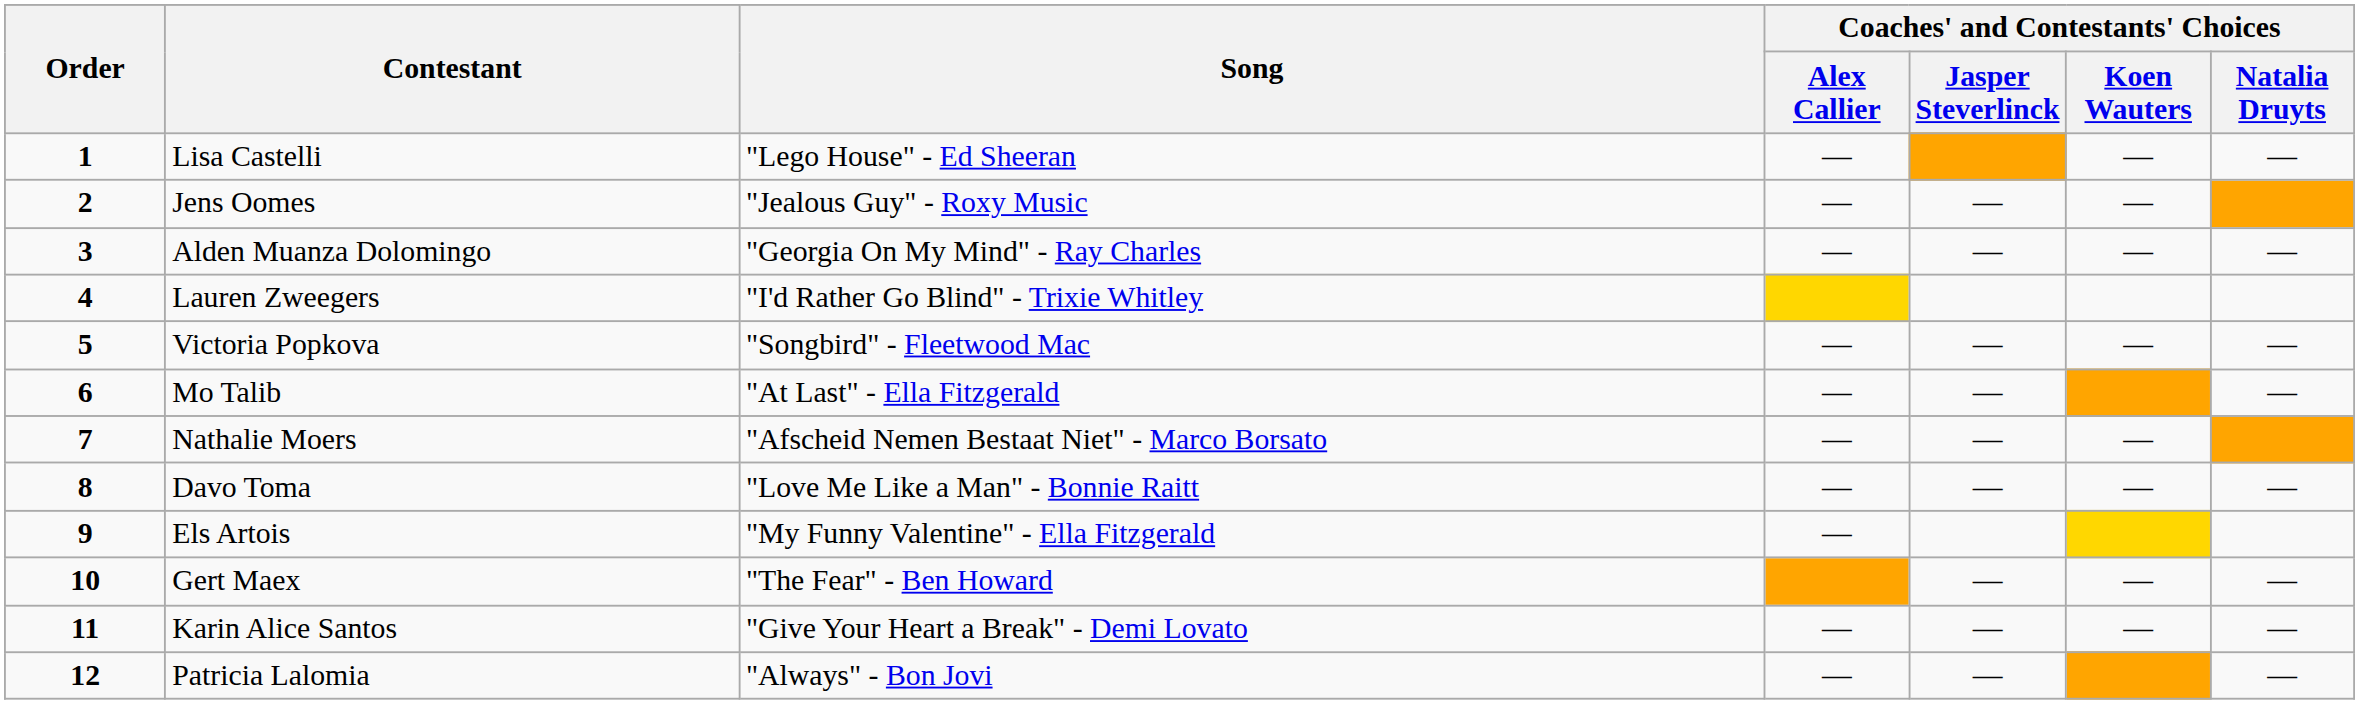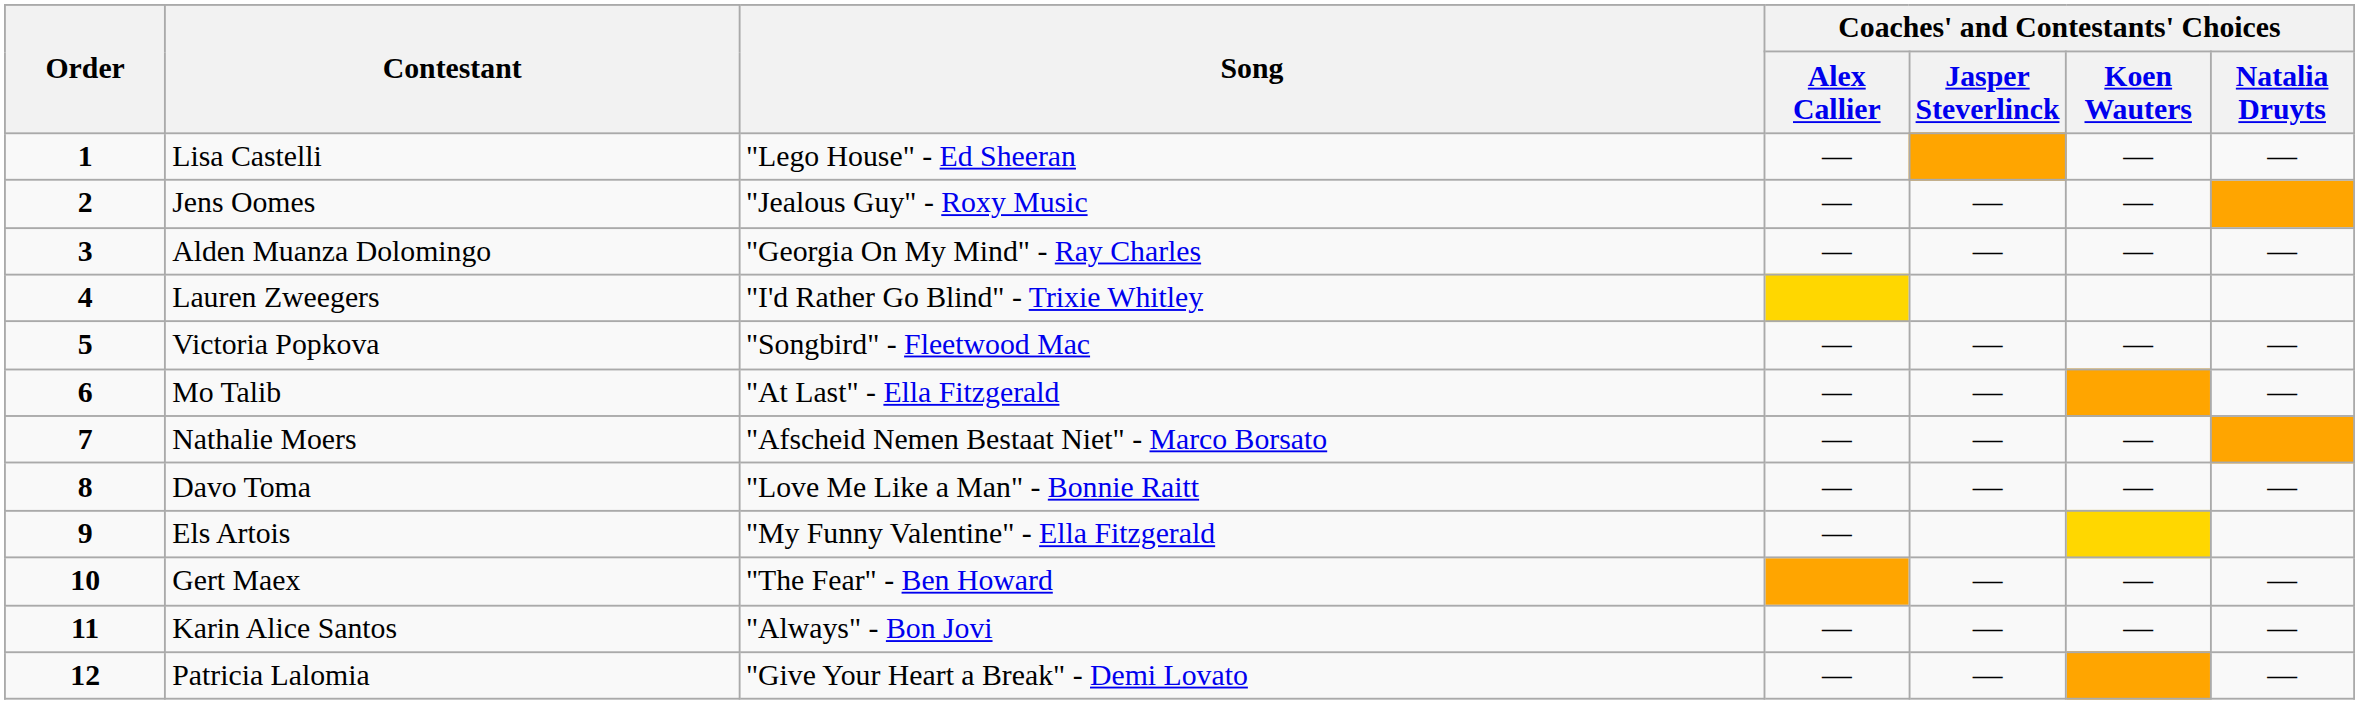(997, 627) "Give Your Heart a Break" - Demi Lovato -> (869, 627) "Always" - Bon Jovi
(869, 675) "Always" - Bon Jovi -> (997, 675) "Give Your Heart a Break" - Demi Lovato
